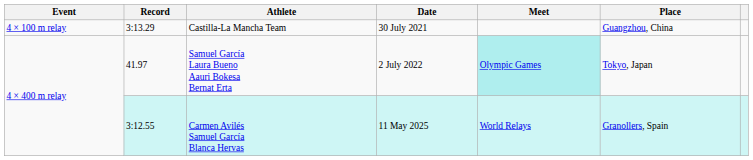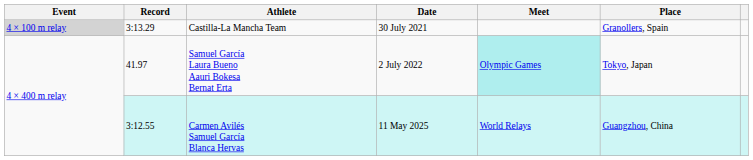(36, 27) no background -> (36, 27) lightgrey background
(638, 27) Guangzhou, China -> (635, 27) Granollers, Spain
(635, 126) Granollers, Spain -> (638, 126) Guangzhou, China
